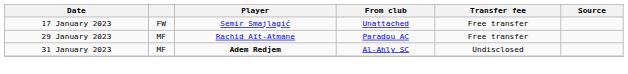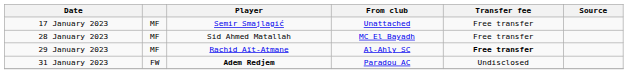(161, 24) FW -> (155, 24) MF
+ row: (73, 37)
(386, 37) Paradou AC -> (387, 49) Al-Ahly SC
(498, 37) normal -> (503, 49) bold
(161, 49) MF -> (155, 62) FW
(386, 49) Al-Ahly SC -> (387, 62) Paradou AC
